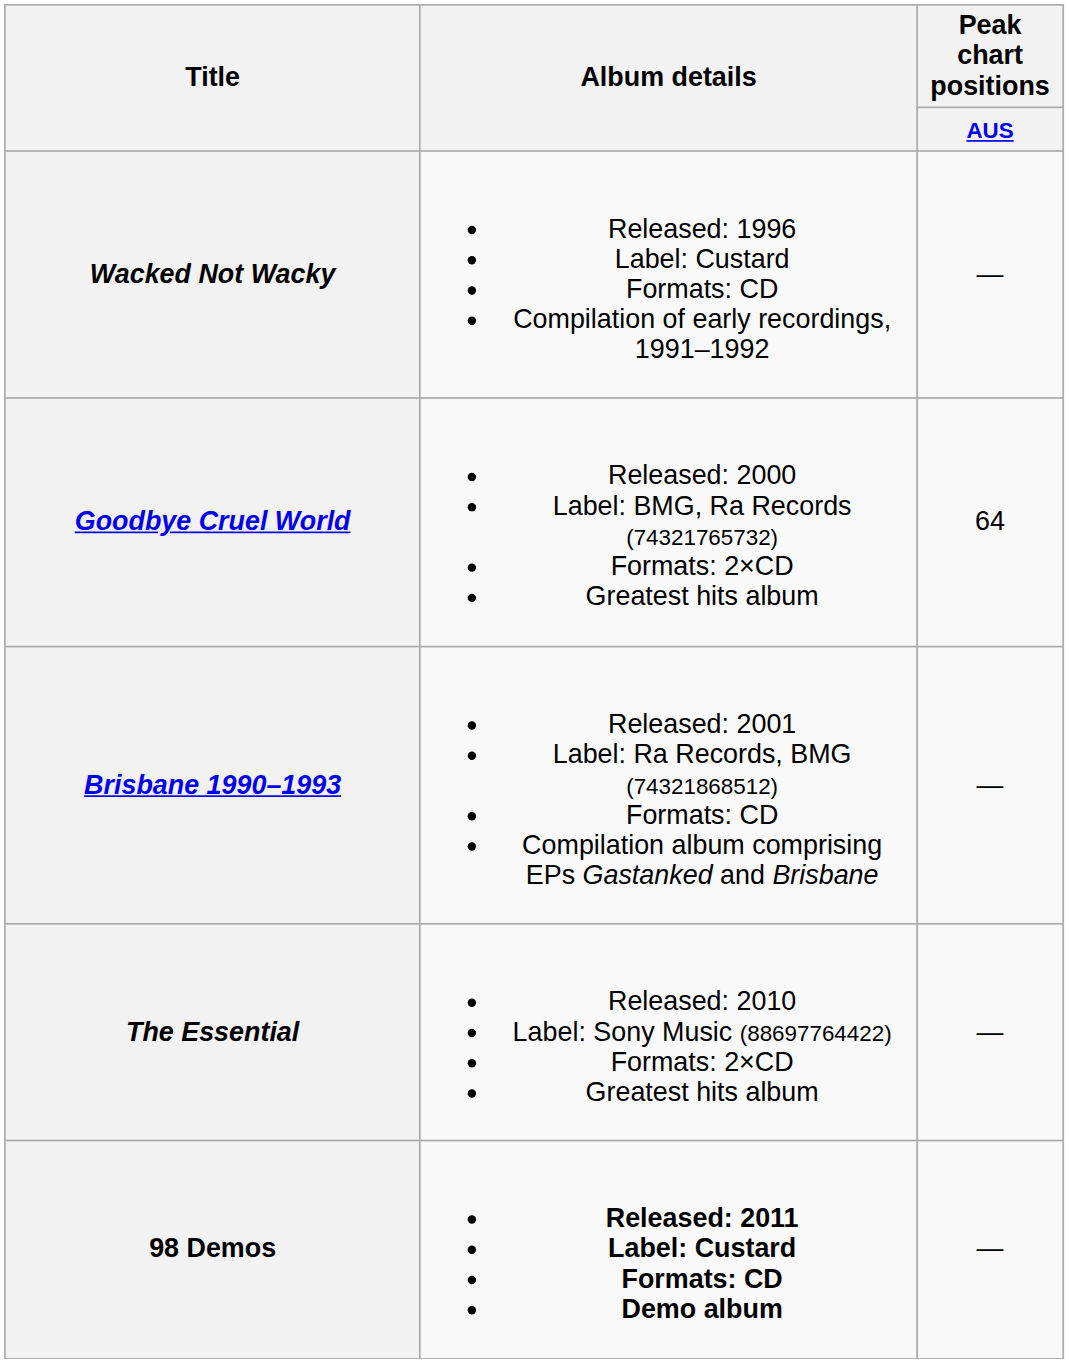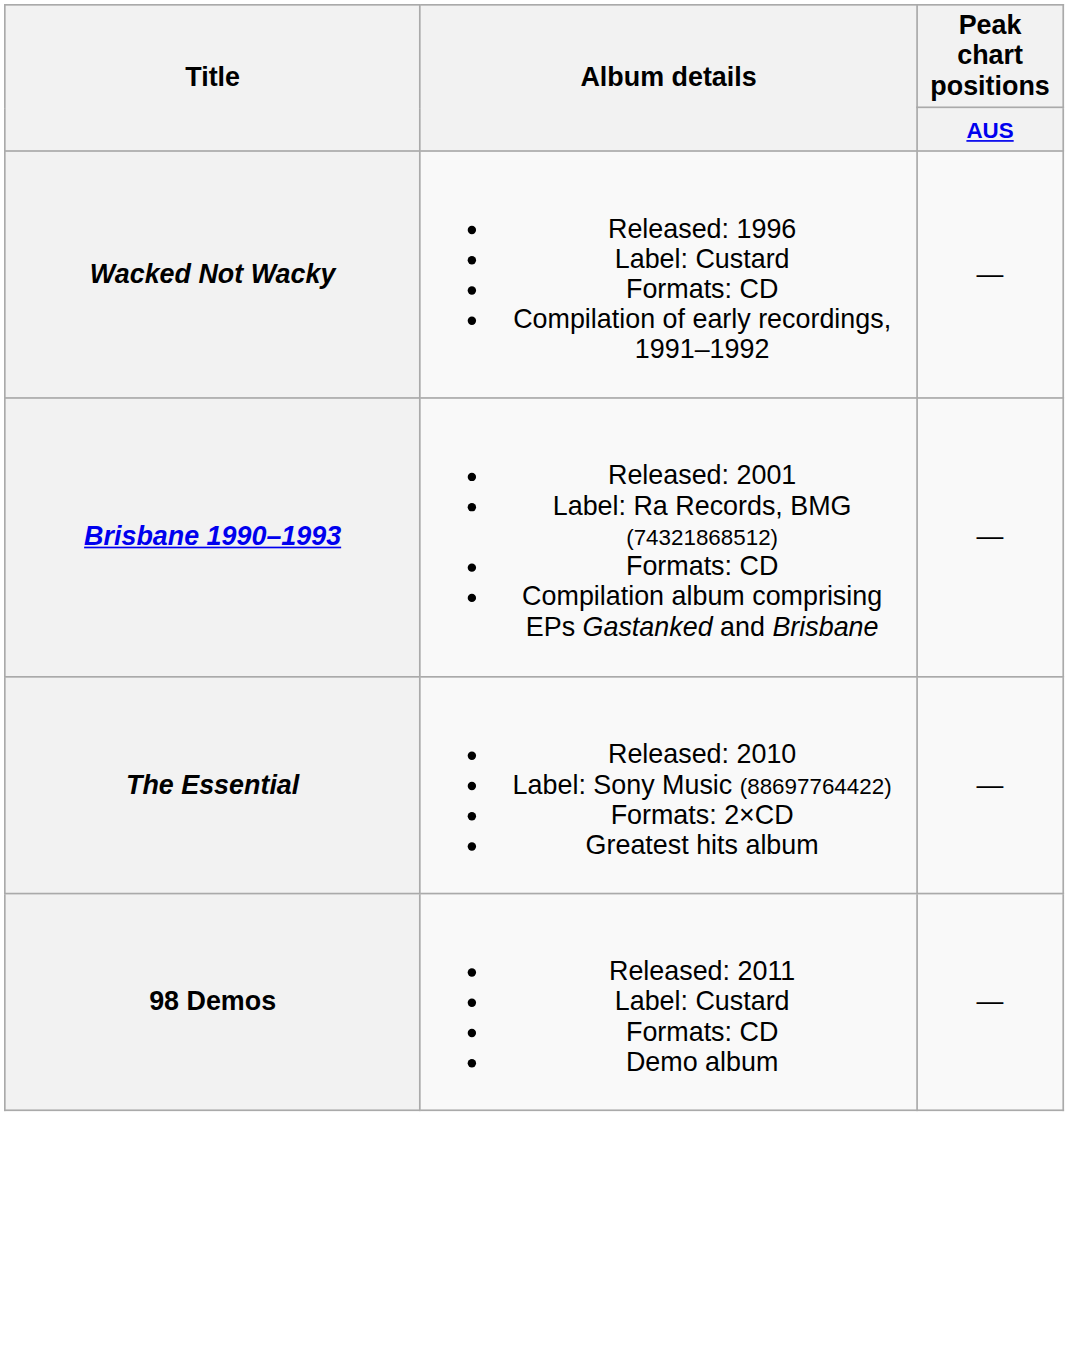- row: (213, 521)
(669, 1265) bold -> (669, 1017) normal
